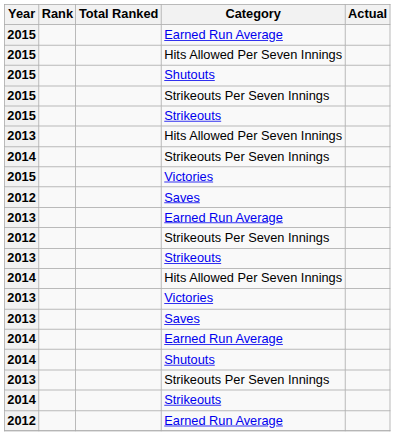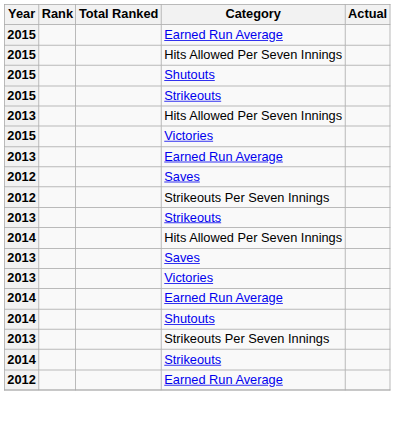- row: (22, 95)
- row: (22, 156)
rows swapped: (22, 217) <-> (22, 197)
rows swapped: (22, 298) <-> (22, 319)
